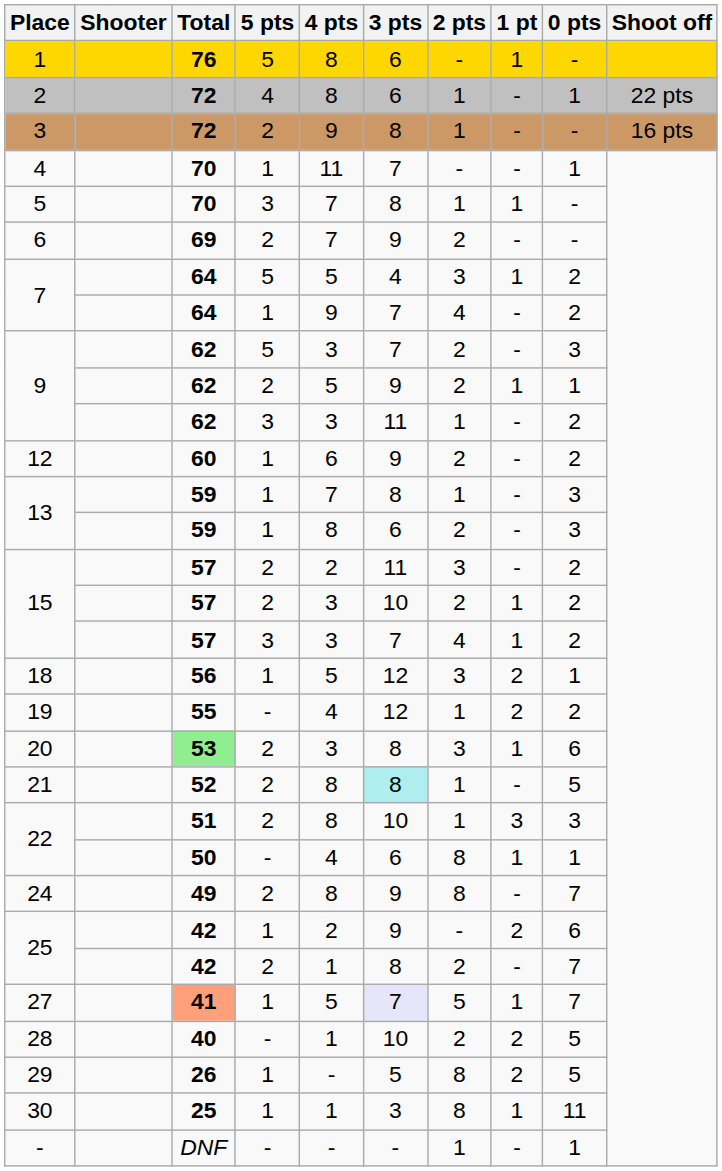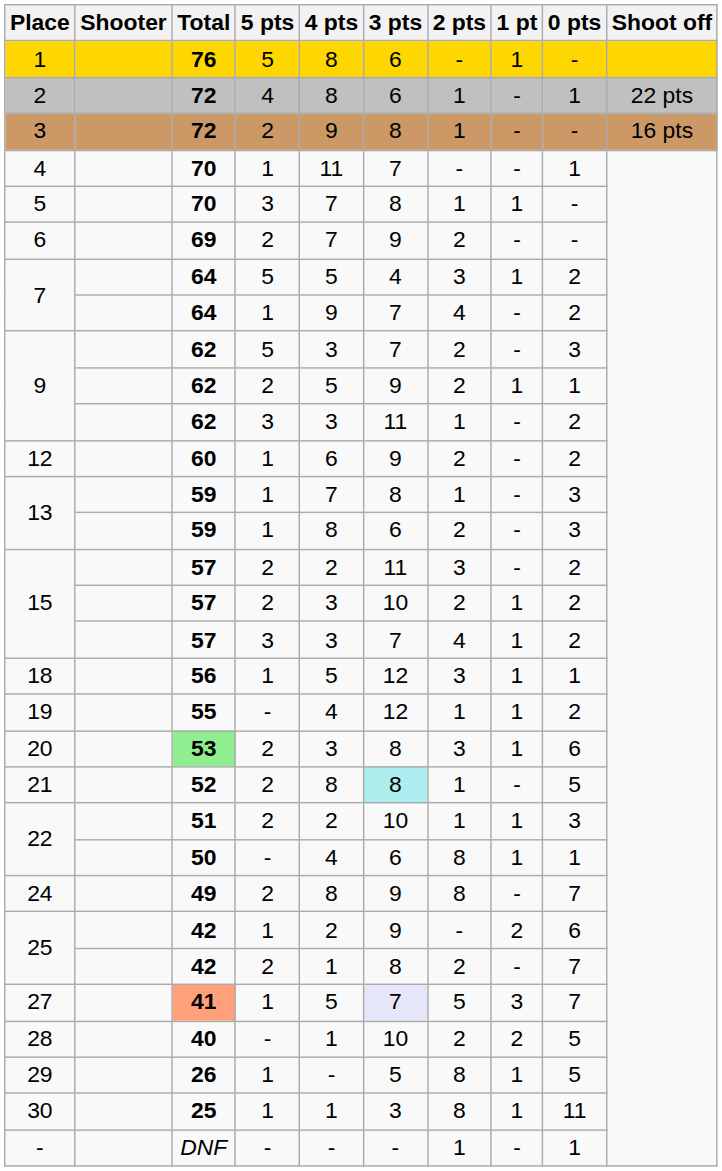(517, 675) 2 -> (517, 675) 1
(517, 712) 2 -> (517, 712) 1
(331, 820) 8 -> (331, 820) 2
(517, 820) 3 -> (517, 820) 1
(517, 1002) 1 -> (517, 1002) 3
(517, 1074) 2 -> (517, 1074) 1
